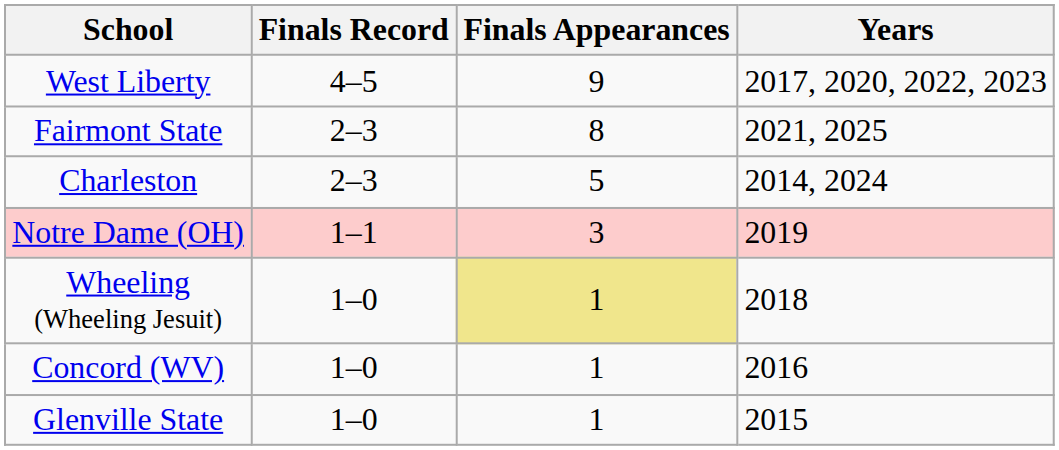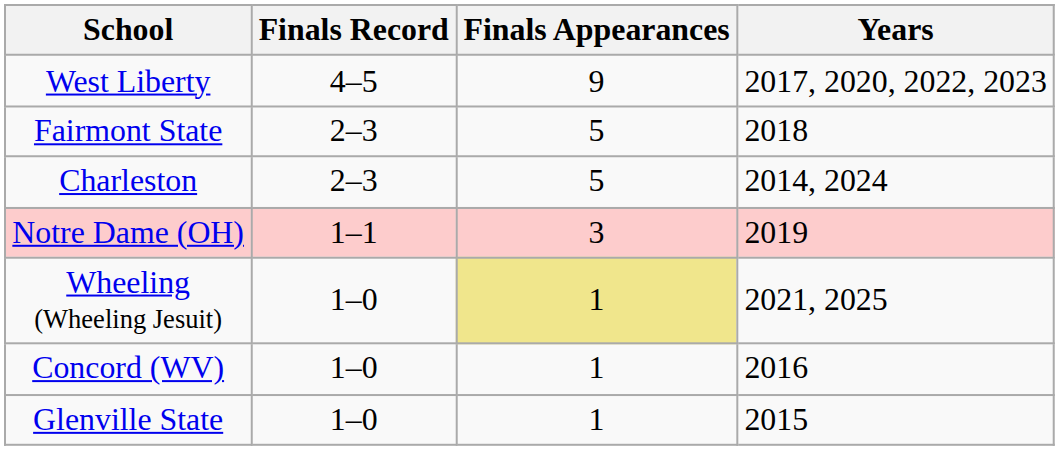(597, 130) 8 -> (597, 130) 5
(816, 130) 2021, 2025 -> (776, 130) 2018
(776, 300) 2018 -> (816, 300) 2021, 2025
